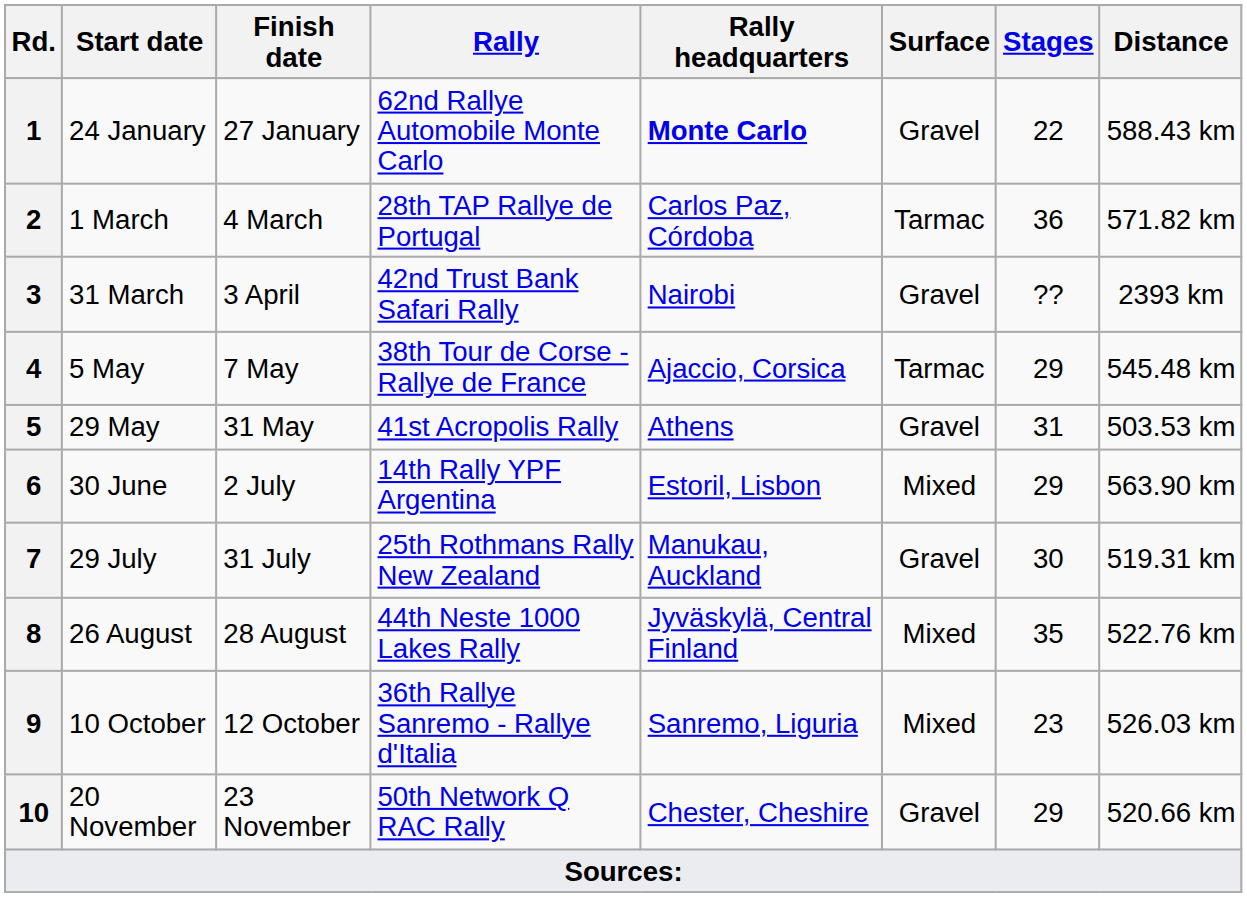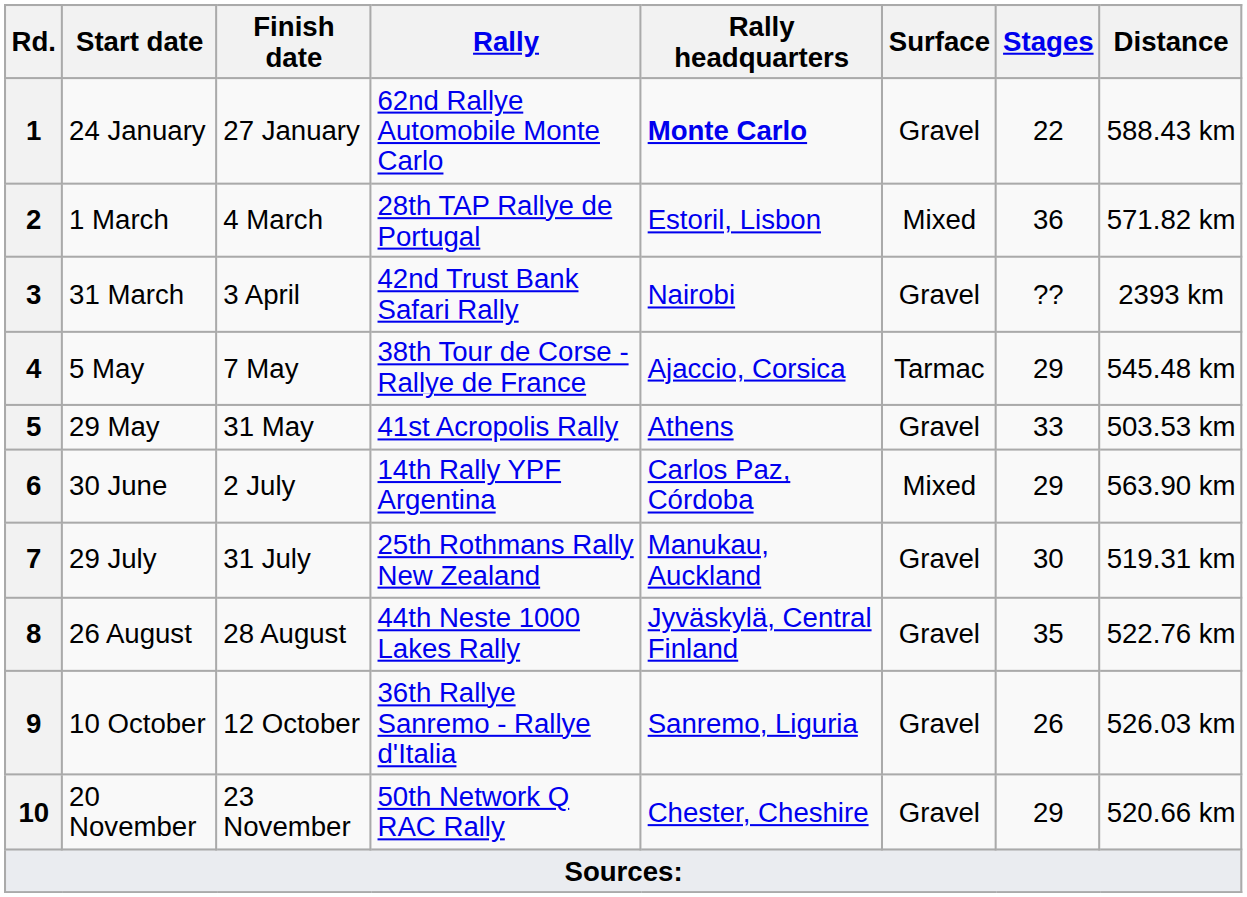(719, 220) Carlos Paz, Córdoba -> (734, 220) Estoril, Lisbon
(939, 220) Tarmac -> (939, 220) Mixed
(1048, 427) 31 -> (1048, 427) 33
(734, 485) Estoril, Lisbon -> (719, 485) Carlos Paz, Córdoba
(939, 633) Mixed -> (939, 633) Gravel
(939, 723) Mixed -> (939, 723) Gravel
(1048, 723) 23 -> (1048, 723) 26
